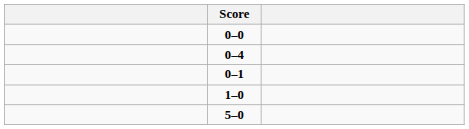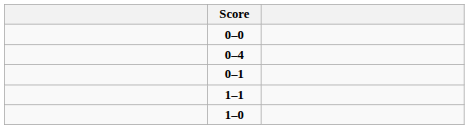+ row: (234, 94)
- row: (234, 114)
